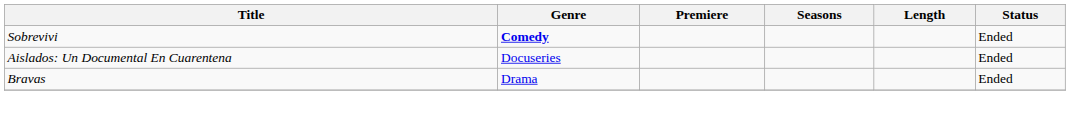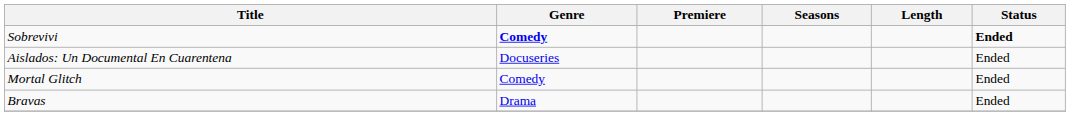(996, 36) normal -> (994, 36) bold
+ row: (45, 79)
